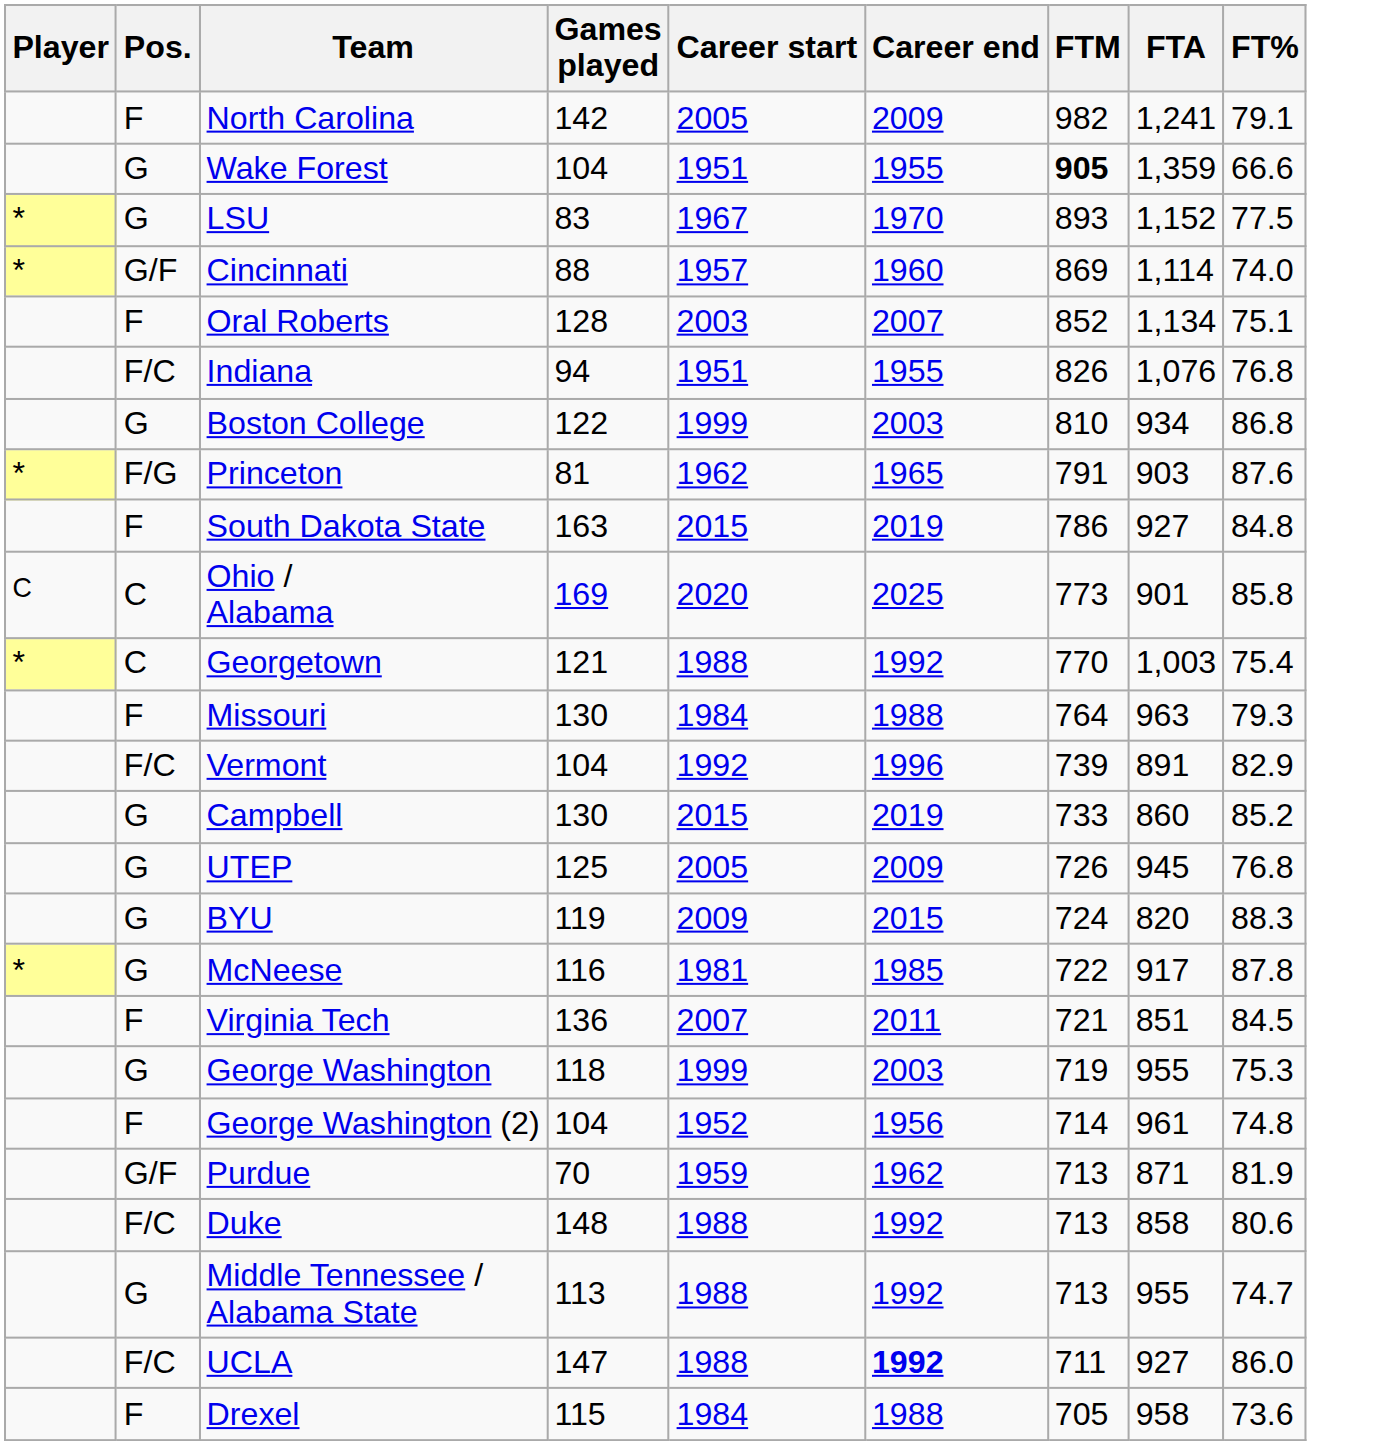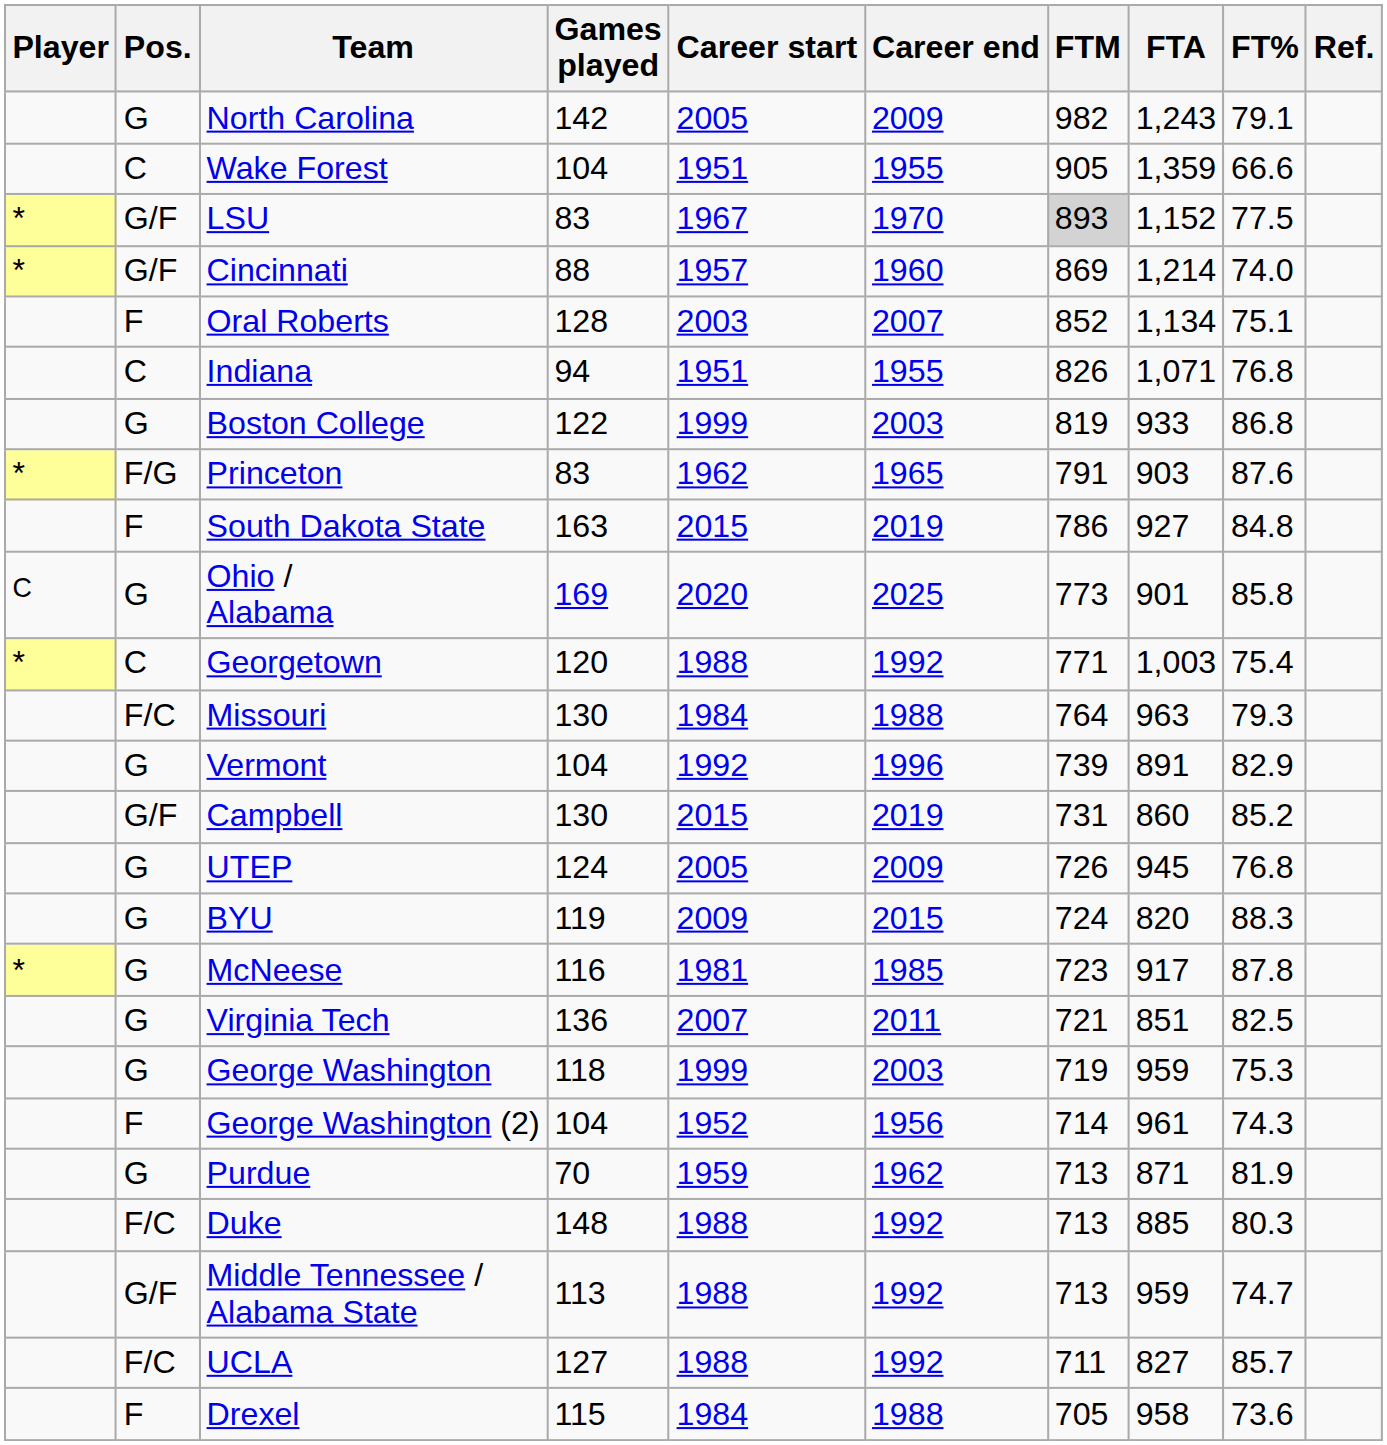+ column: (1344, 48)
(134, 117) F -> (136, 117) G
(1176, 117) 1,241 -> (1176, 117) 1,243
(136, 168) G -> (135, 168) C
(1082, 168) bold -> (1082, 168) normal
(136, 219) G -> (151, 219) G/F
(1082, 219) no background -> (1082, 219) lightgrey background
(1175, 270) 1,114 -> (1176, 270) 1,214
(150, 372) F/C -> (135, 372) C
(1176, 372) 1,076 -> (1176, 372) 1,071
(1082, 423) 810 -> (1082, 423) 819
(1163, 423) 934 -> (1163, 423) 933
(572, 474) 81 -> (572, 474) 83
(135, 594) C -> (136, 594) G
(581, 663) 121 -> (581, 663) 120
(1082, 663) 770 -> (1082, 663) 771
(134, 714) F -> (150, 714) F/C
(150, 765) F/C -> (136, 765) G
(136, 816) G -> (151, 816) G/F
(1082, 816) 733 -> (1082, 816) 731
(581, 867) 125 -> (581, 867) 124
(1082, 969) 722 -> (1082, 969) 723
(134, 1020) F -> (136, 1020) G
(1262, 1020) 84.5 -> (1262, 1020) 82.5
(1163, 1071) 955 -> (1163, 1071) 959
(1262, 1122) 74.8 -> (1262, 1122) 74.3
(151, 1173) G/F -> (136, 1173) G
(1163, 1224) 858 -> (1163, 1224) 885
(1262, 1224) 80.6 -> (1262, 1224) 80.3
(136, 1293) G -> (151, 1293) G/F
(1163, 1293) 955 -> (1163, 1293) 959
(581, 1362) 147 -> (581, 1362) 127
(908, 1362) bold -> (908, 1362) normal
(1163, 1362) 927 -> (1163, 1362) 827
(1262, 1362) 86.0 -> (1262, 1362) 85.7
